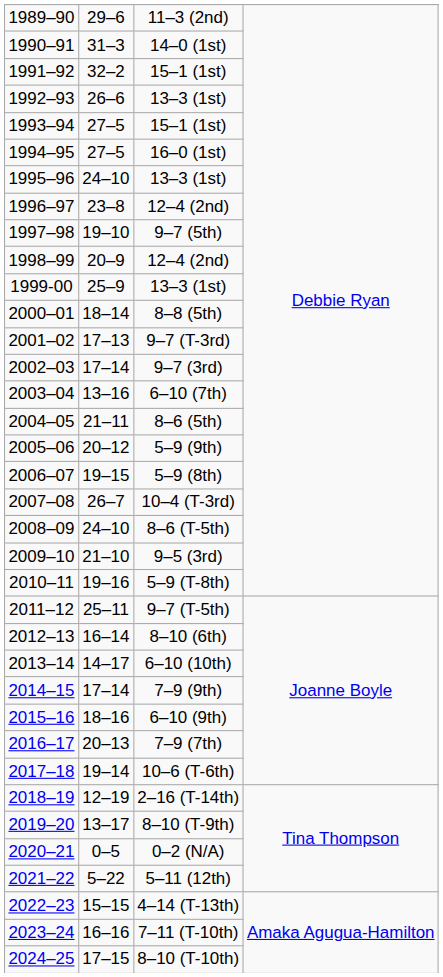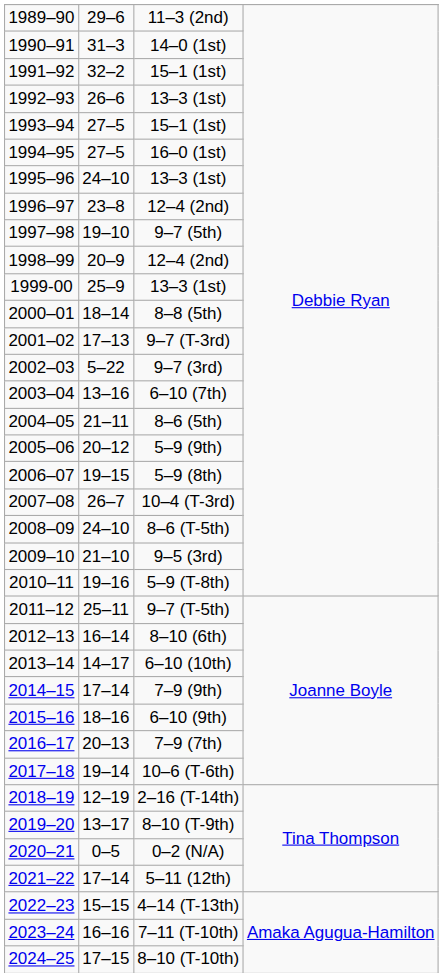(106, 367) 17–14 -> (106, 367) 5–22
(106, 878) 5–22 -> (106, 878) 17–14
